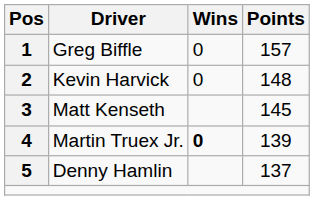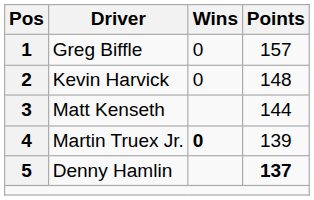(276, 110) 145 -> (276, 110) 144
(276, 170) normal -> (276, 170) bold
